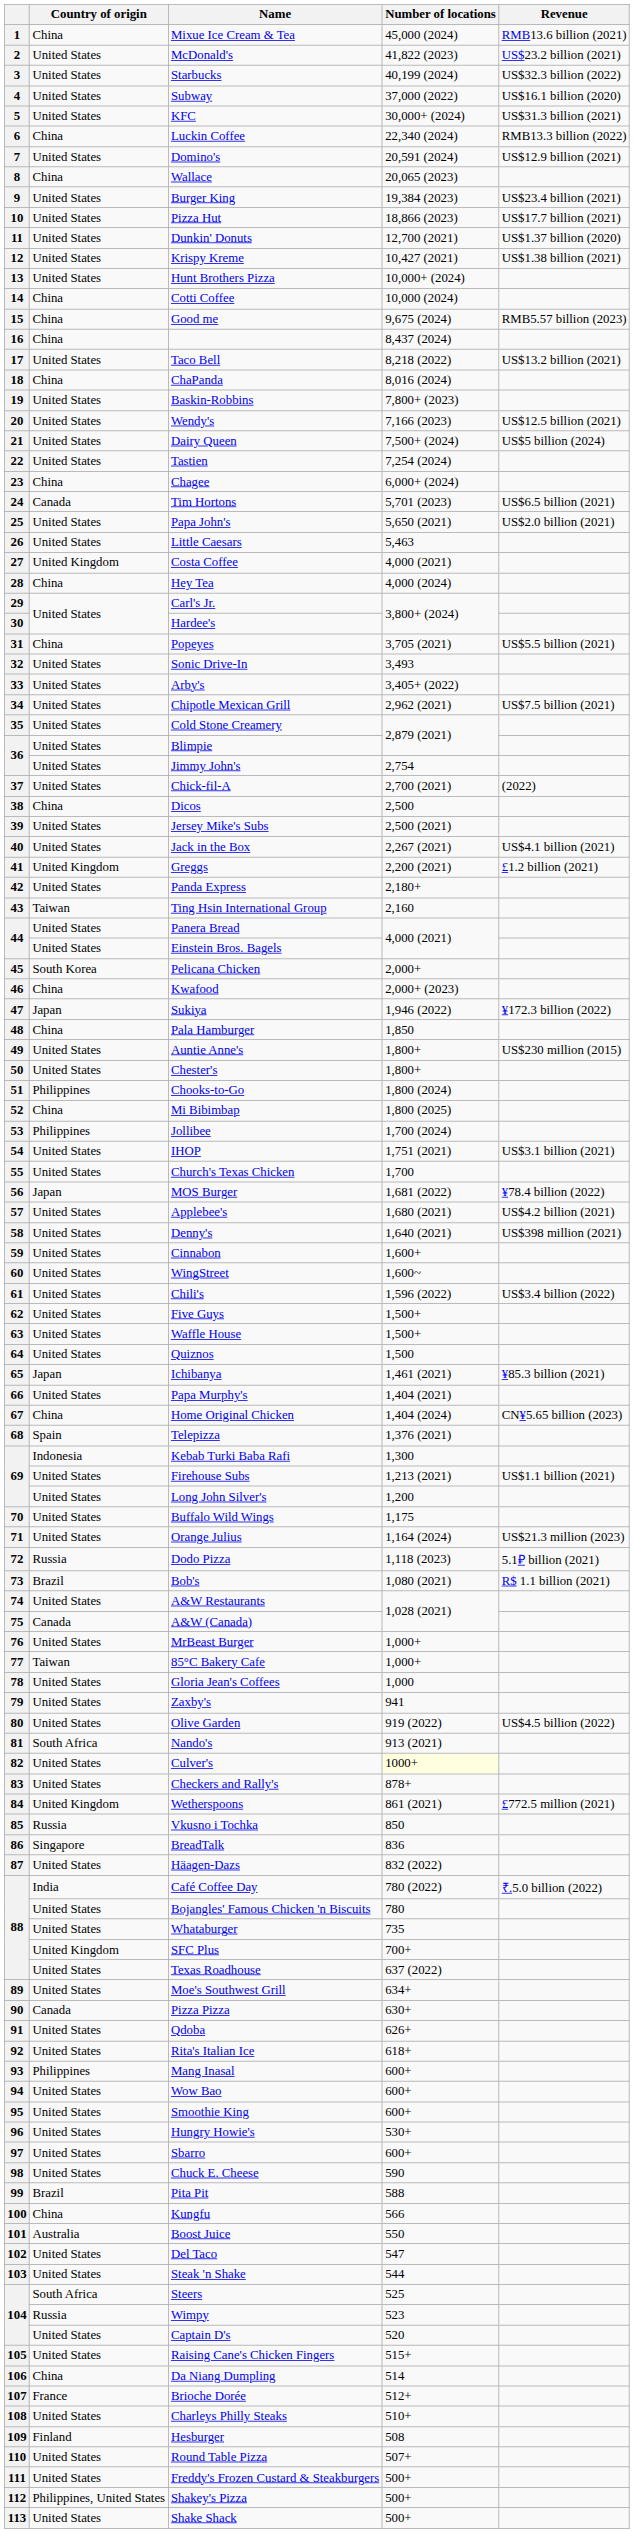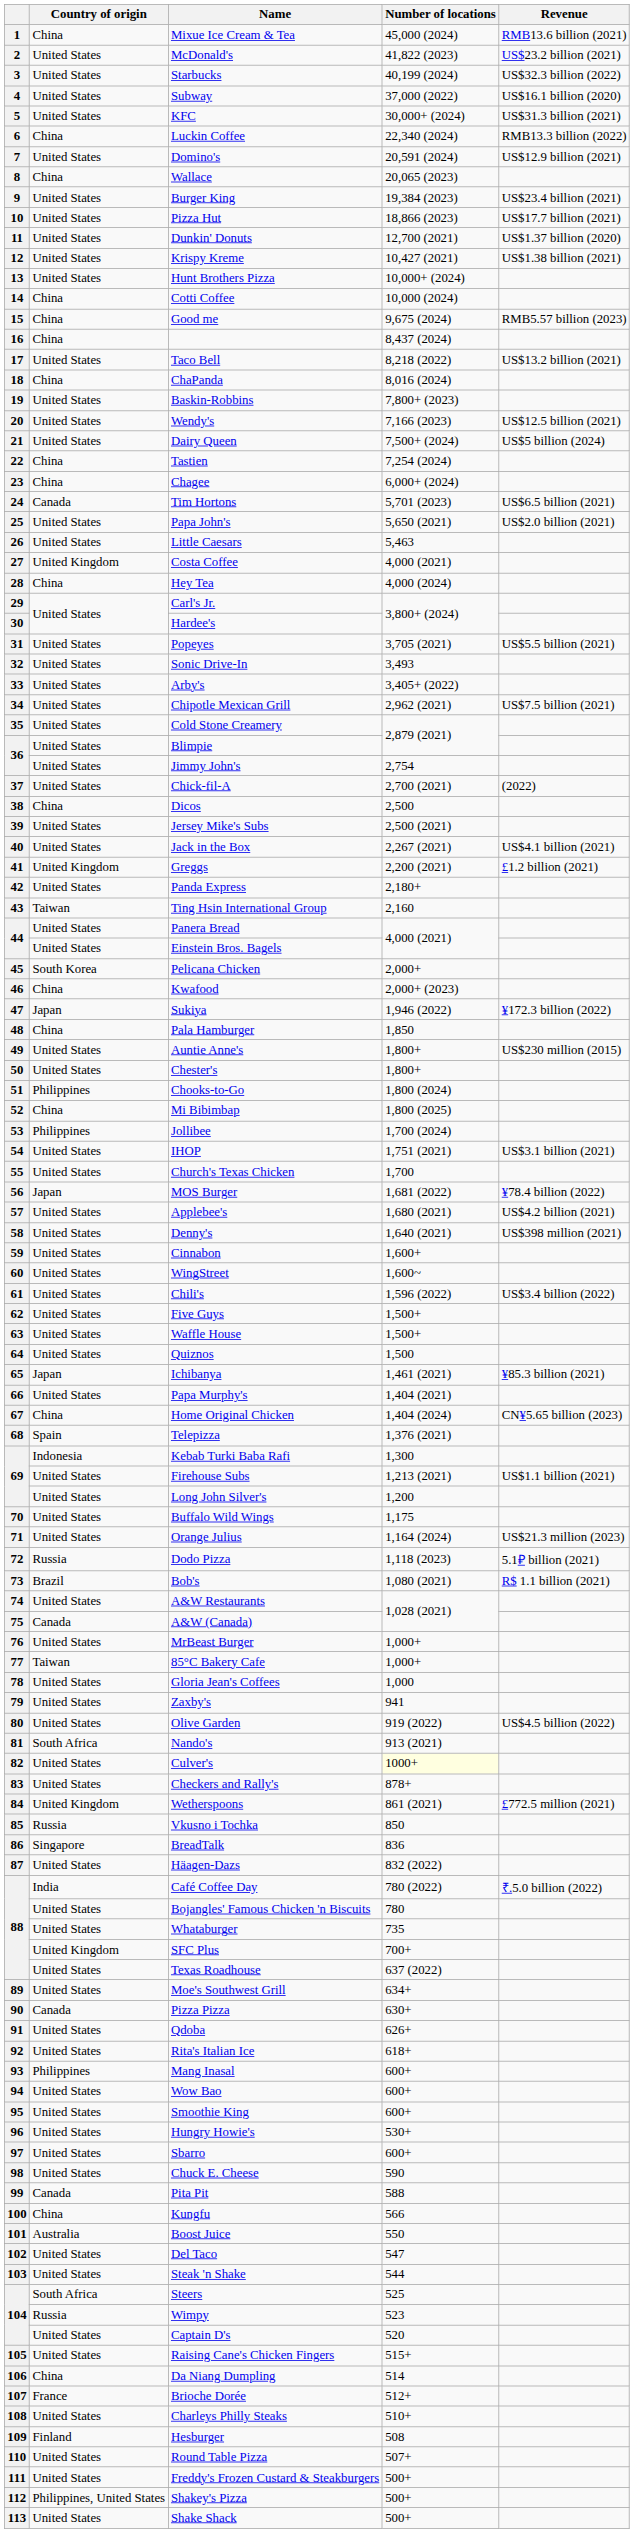(67, 461) United States -> (48, 461) China
(48, 643) China -> (67, 643) United States
(48, 2193) Brazil -> (52, 2193) Canada
